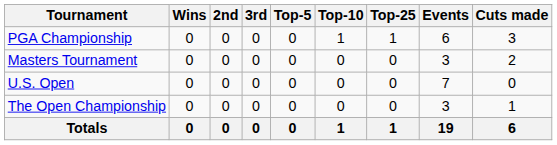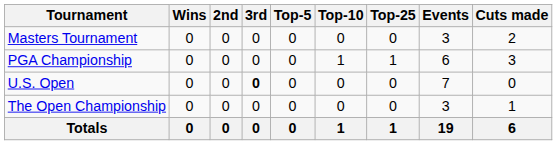rows swapped: (72, 60) <-> (70, 38)
(256, 83) normal -> (256, 83) bold
